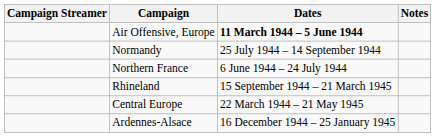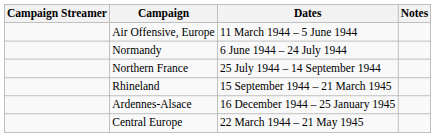(291, 31) bold -> (289, 31) normal
(300, 50) 25 July 1944 – 14 September 1944 -> (283, 50) 6 June 1944 – 24 July 1944
(283, 68) 6 June 1944 – 24 July 1944 -> (300, 68) 25 July 1944 – 14 September 1944
rows swapped: (152, 123) <-> (147, 104)
